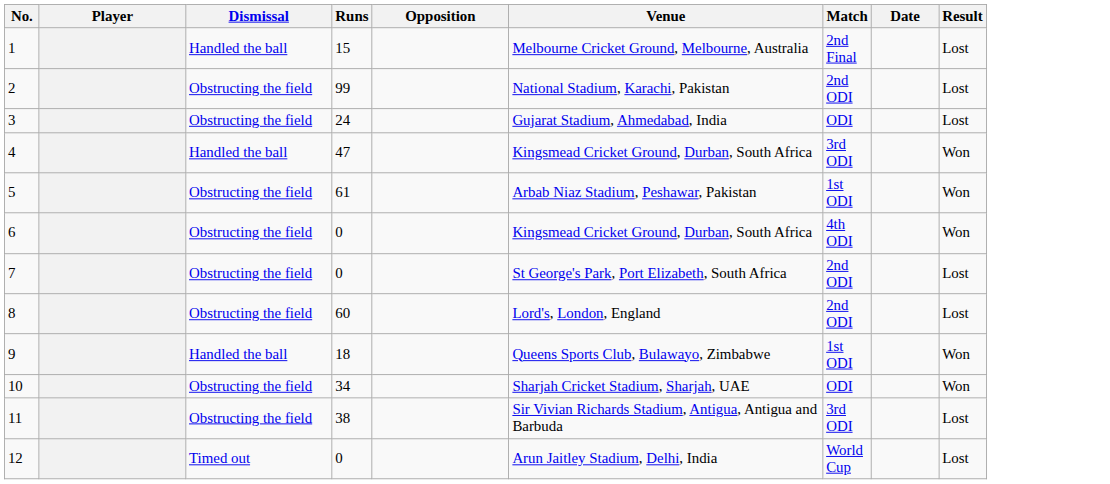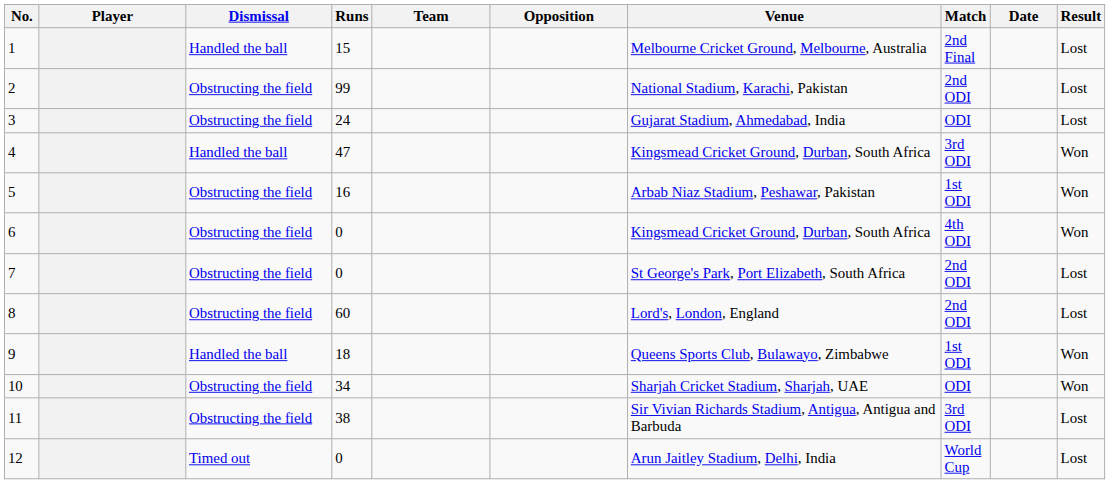+ column: (431, 16)
(343, 192) 61 -> (343, 192) 16
